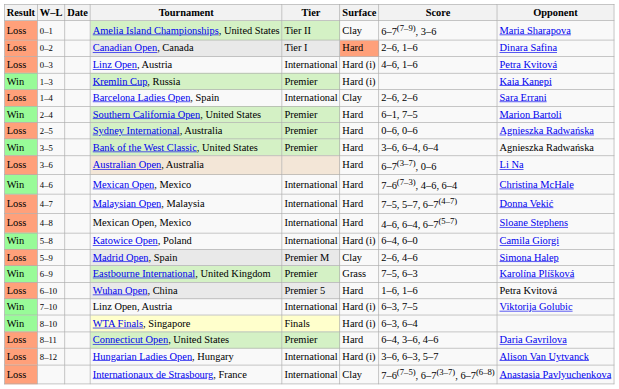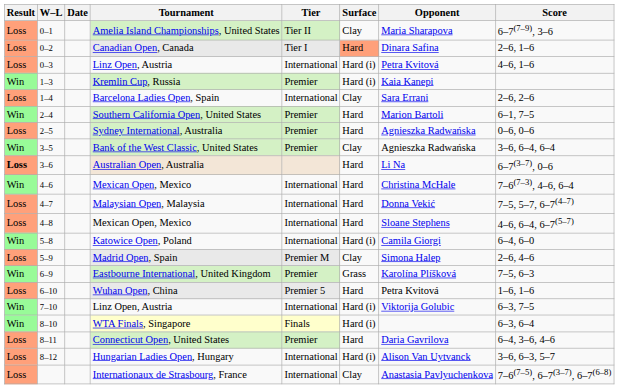columns swapped: (555, 12) <-> (438, 12)
(353, 147) Hard -> (352, 147) Clay
(17, 165) normal -> (17, 165) bold
